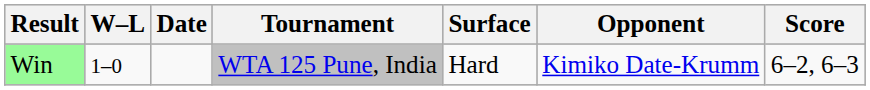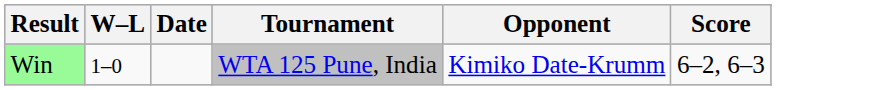- column: (490, 24)
